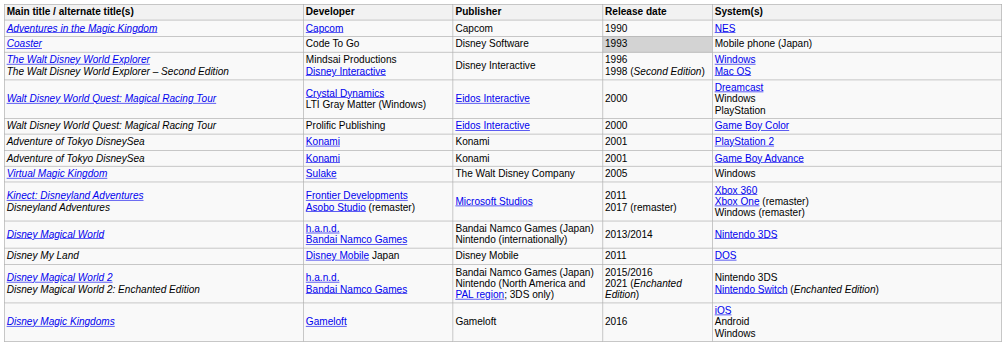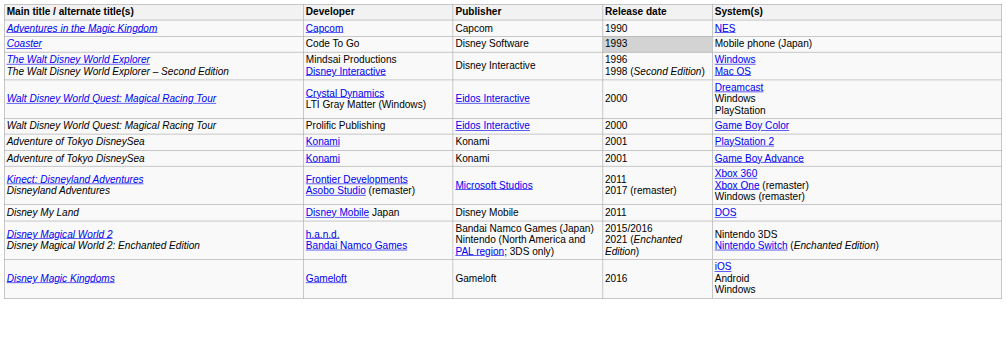- row: (57, 174)
- row: (55, 234)
